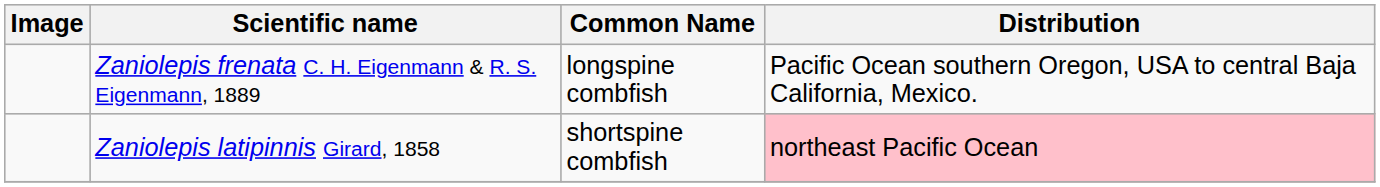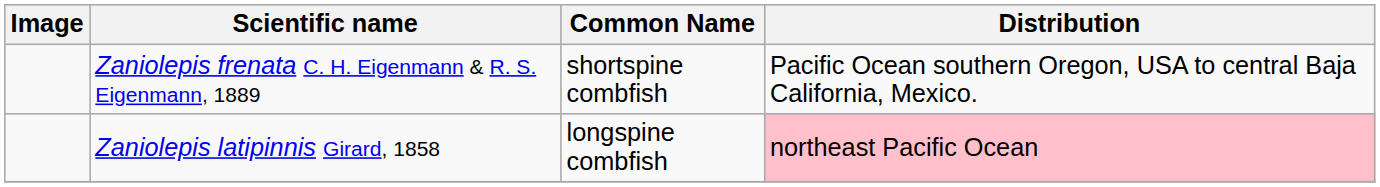(621, 78) longspine combfish -> (625, 78) shortspine combfish
(625, 147) shortspine combfish -> (621, 147) longspine combfish
